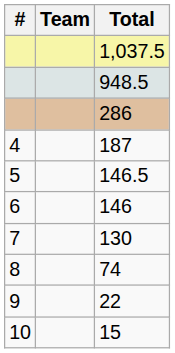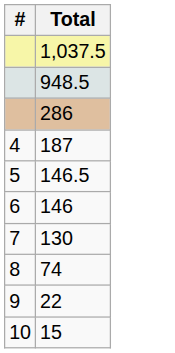- column: (65, 20)
